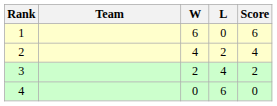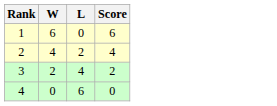- column: (110, 14)
